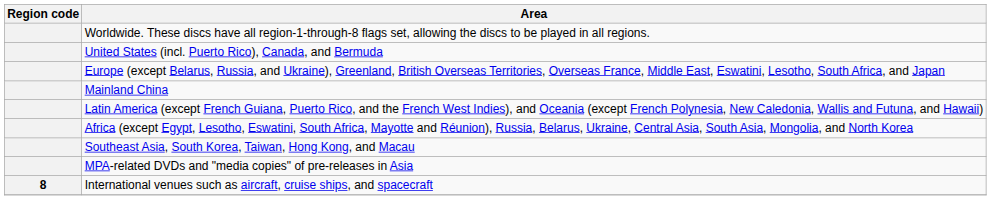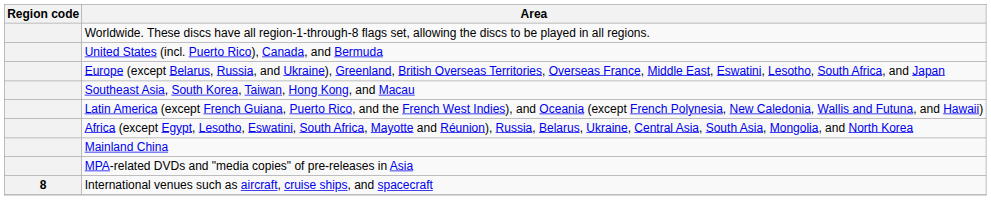rows swapped: (250, 147) <-> (126, 90)
